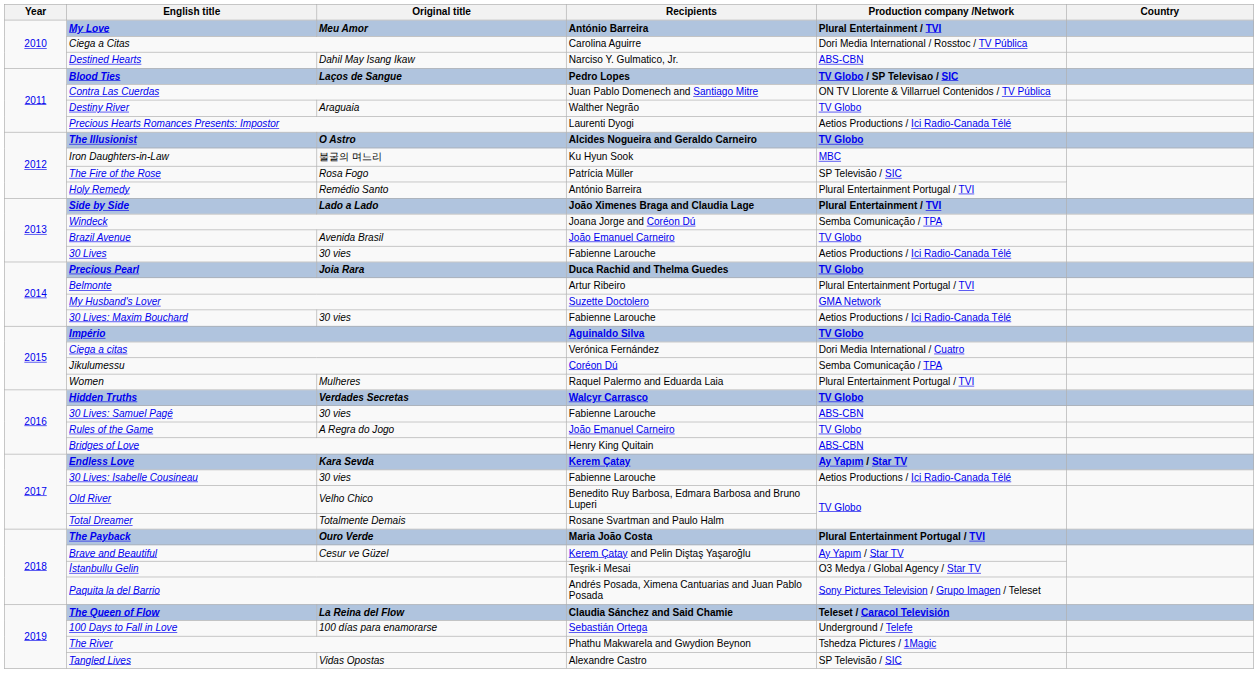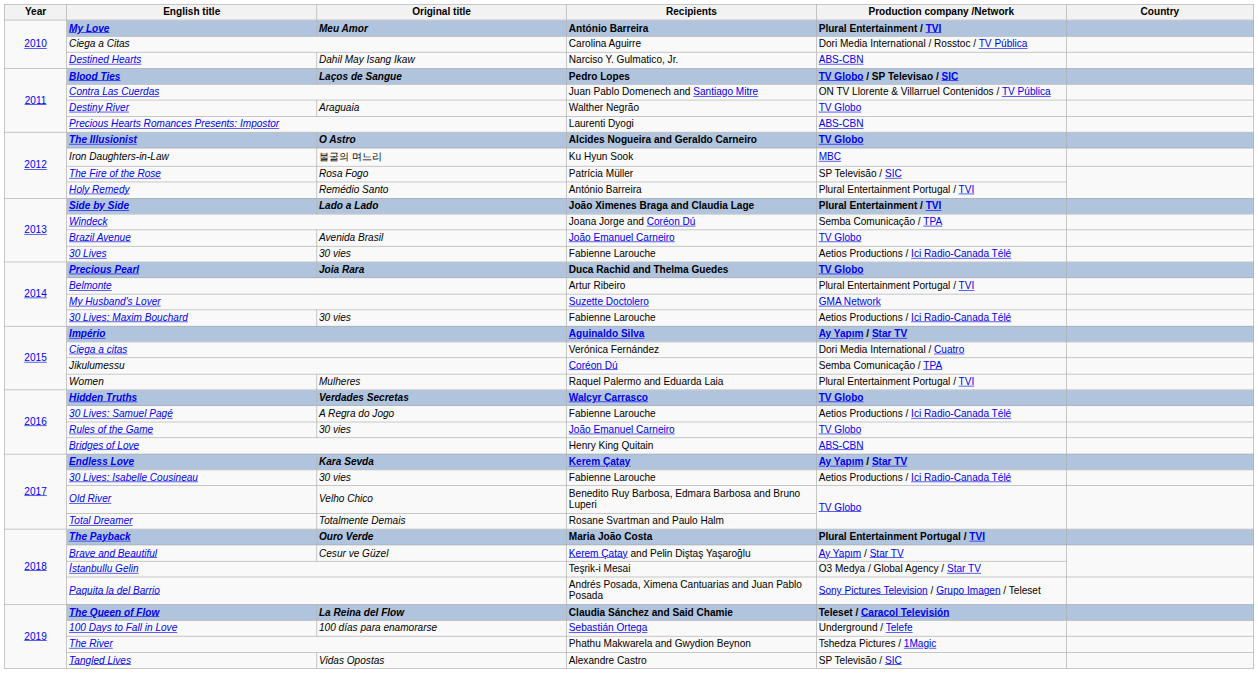(915, 124) Aetios Productions / Ici Radio-Canada Télé -> (841, 124) ABS-CBN
(841, 334) TV Globo -> (863, 334) Ay Yapım / Star TV
(335, 414) 30 vies -> (357, 414) A Regra do Jogo
(841, 414) ABS-CBN -> (915, 414) Aetios Productions / Ici Radio-Canada Télé
(357, 430) A Regra do Jogo -> (335, 430) 30 vies
